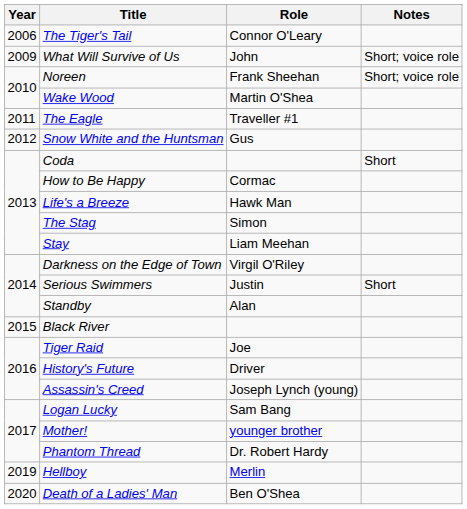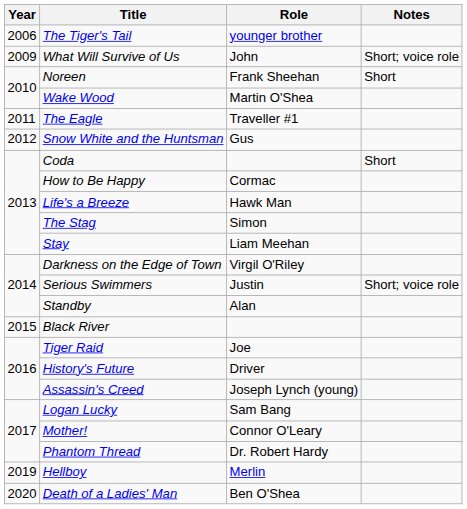(276, 35) Connor O'Leary -> (276, 35) younger brother
(412, 77) Short; voice role -> (380, 77) Short
(380, 285) Short -> (412, 285) Short; voice role
(276, 431) younger brother -> (276, 431) Connor O'Leary
